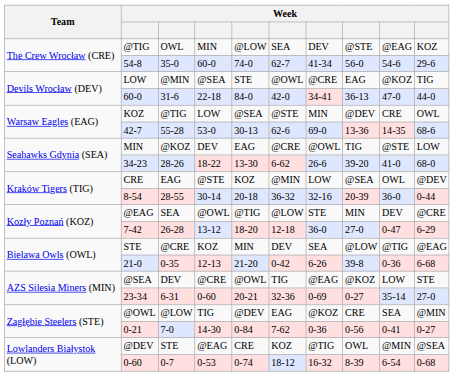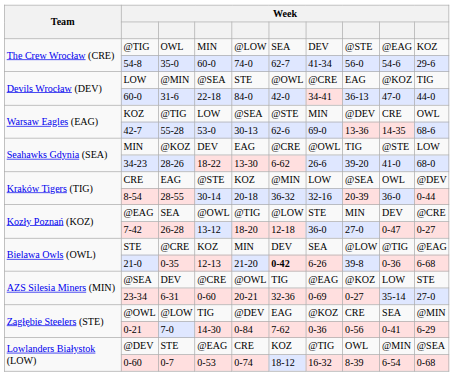(426, 230) 6-29 -> (426, 230) 0-27
(280, 263) normal -> (280, 263) bold
(426, 329) 0-27 -> (426, 329) 6-29
